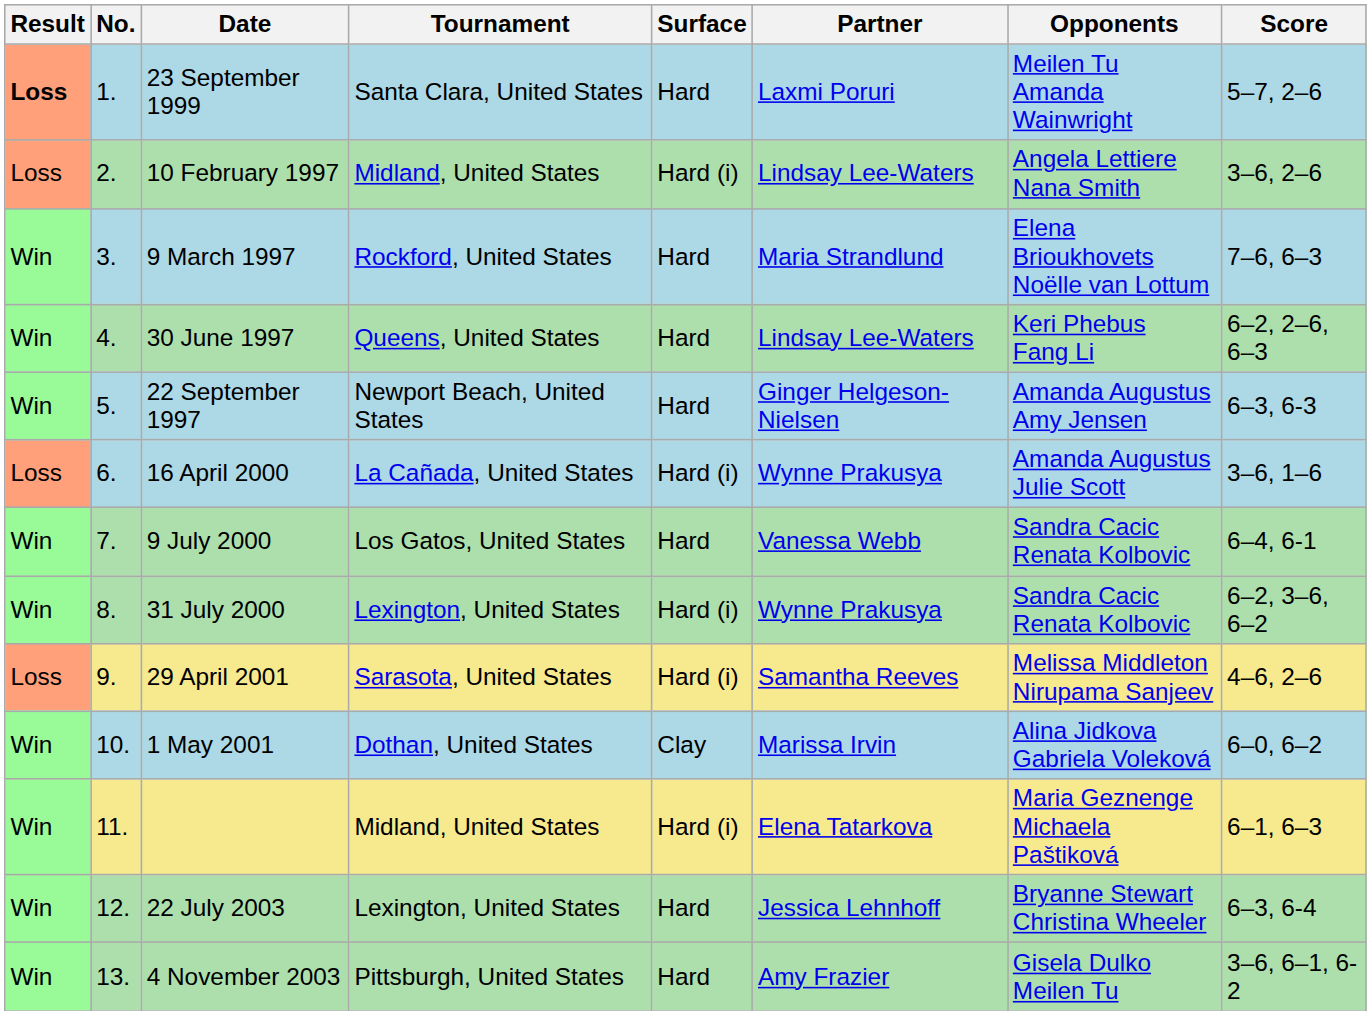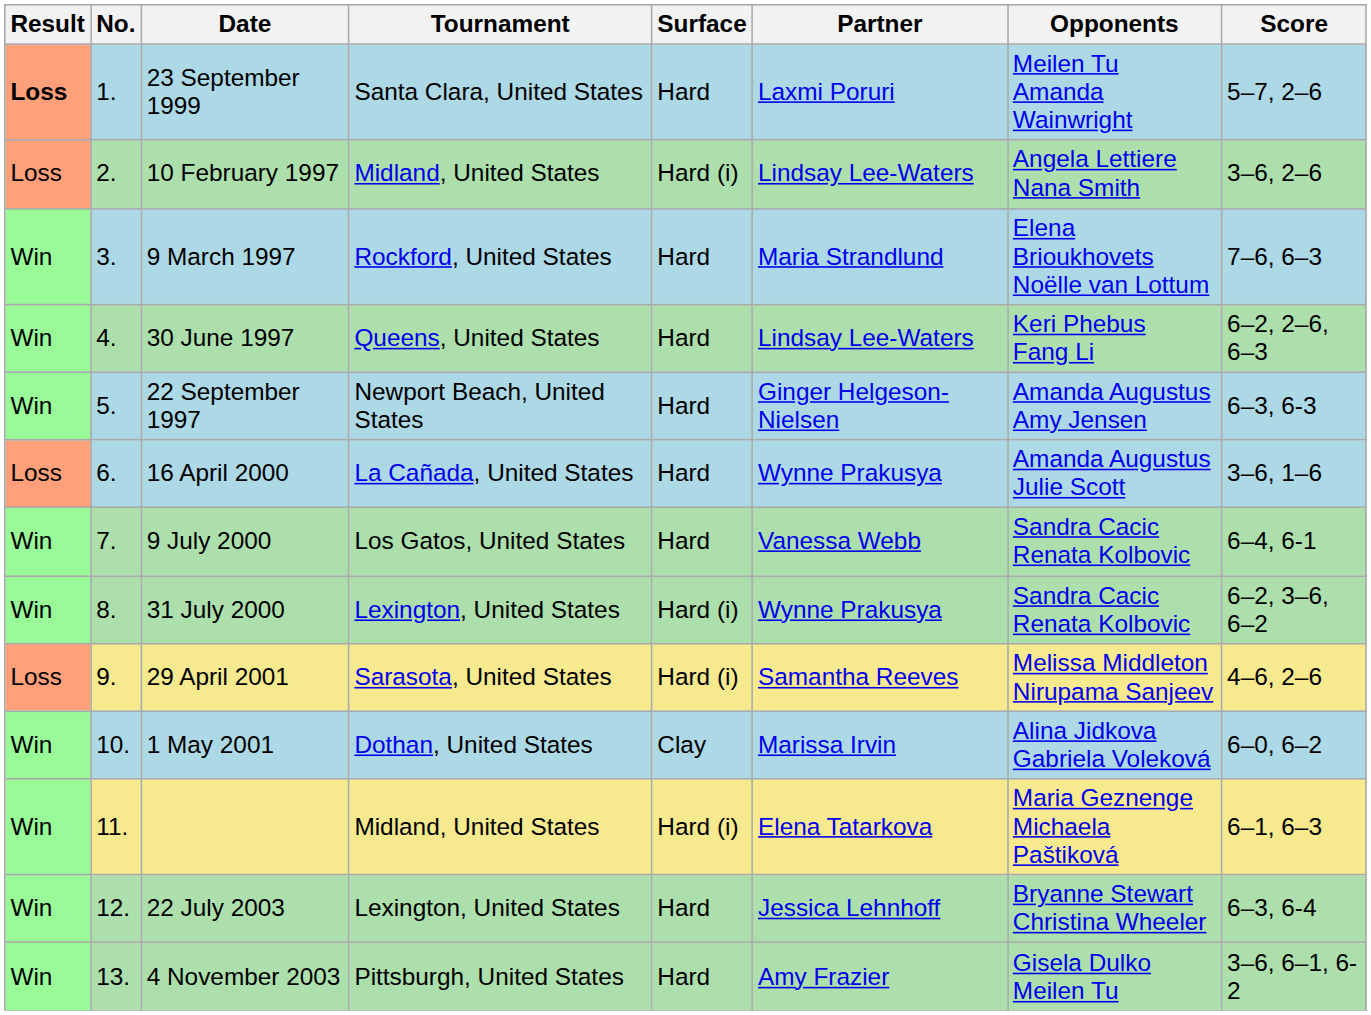(698, 473) Hard (i) -> (684, 473) Hard
